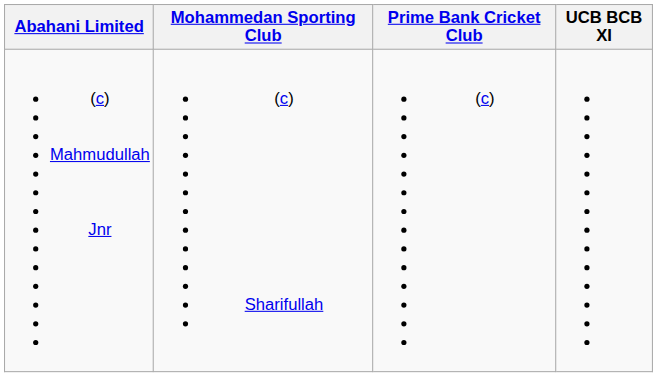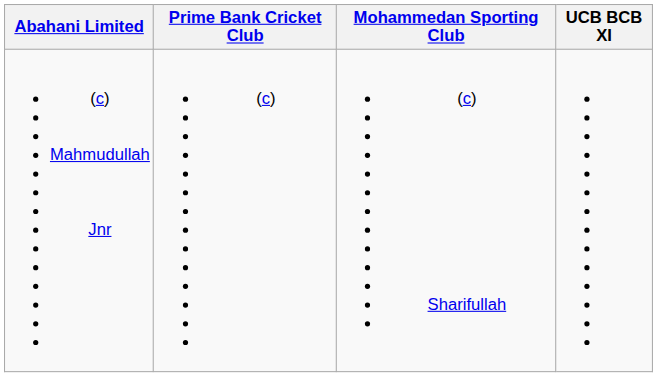columns swapped: (263, 27) <-> (464, 27)
